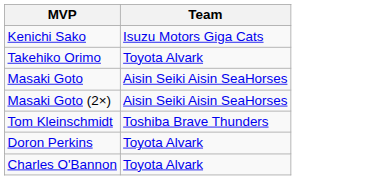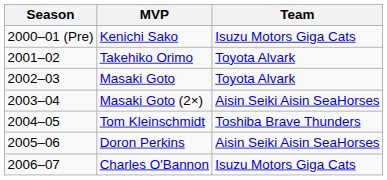+ column: (50, 15)
(205, 79) Aisin Seiki Aisin SeaHorses -> (255, 79) Toyota Alvark
(163, 143) Toyota Alvark -> (297, 143) Aisin Seiki Aisin SeaHorses
(163, 164) Toyota Alvark -> (285, 164) Isuzu Motors Giga Cats
